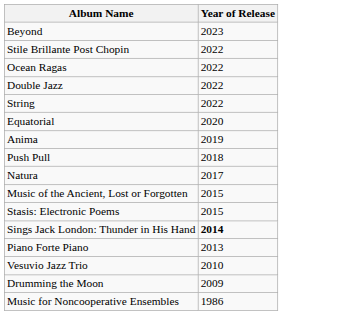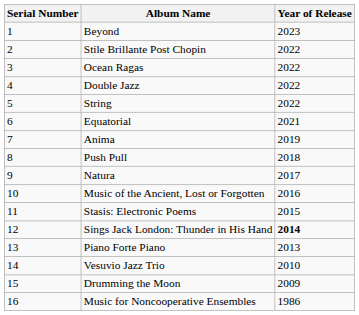+ column: (43, 13)
(212, 121) 2020 -> (289, 121) 2021
(212, 193) 2015 -> (289, 193) 2016
